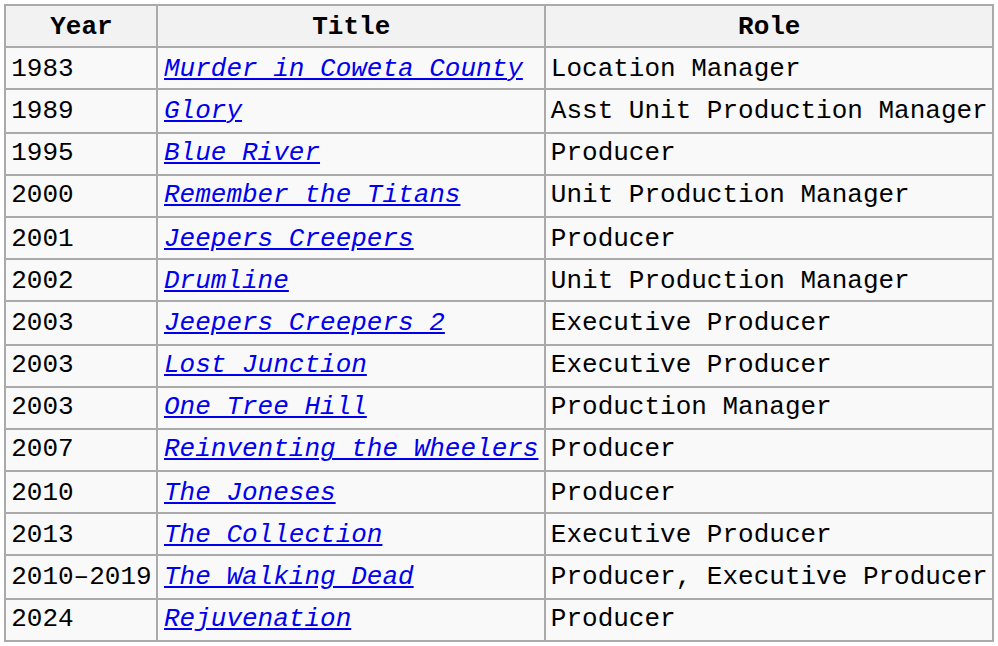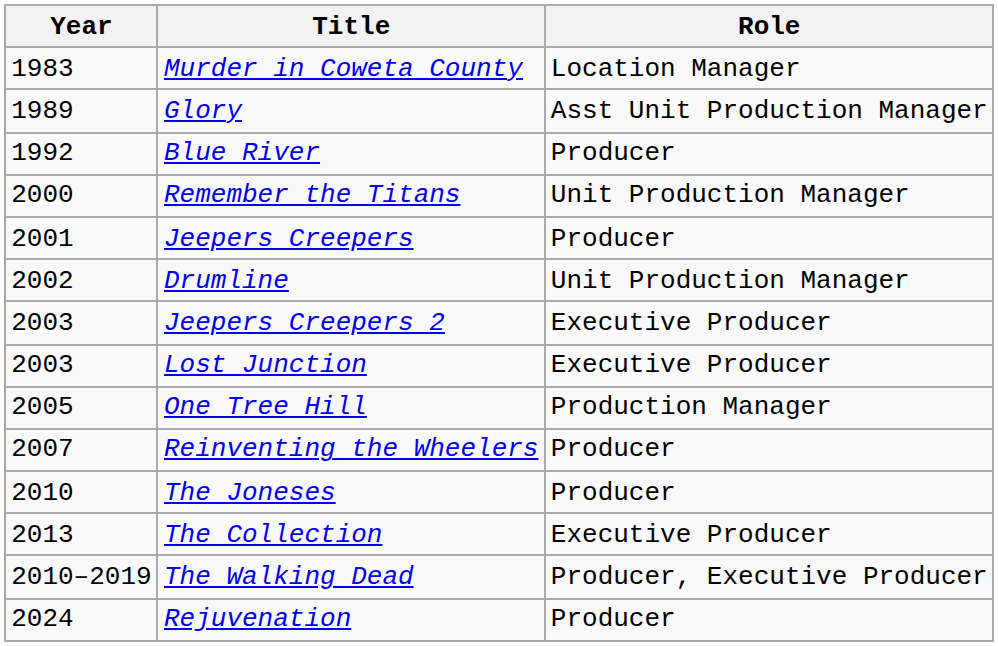(42, 153) 1995 -> (42, 153) 1992
(42, 408) 2003 -> (42, 408) 2005
